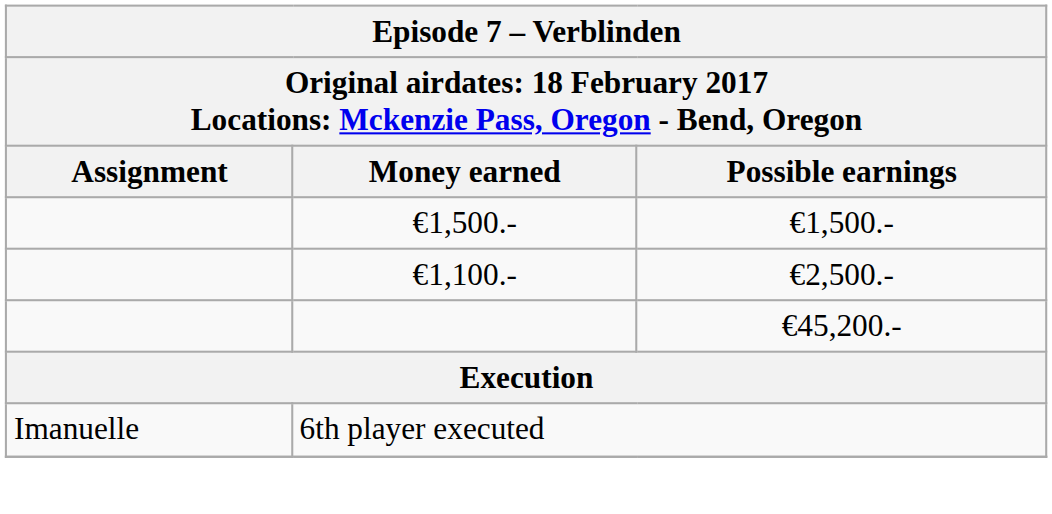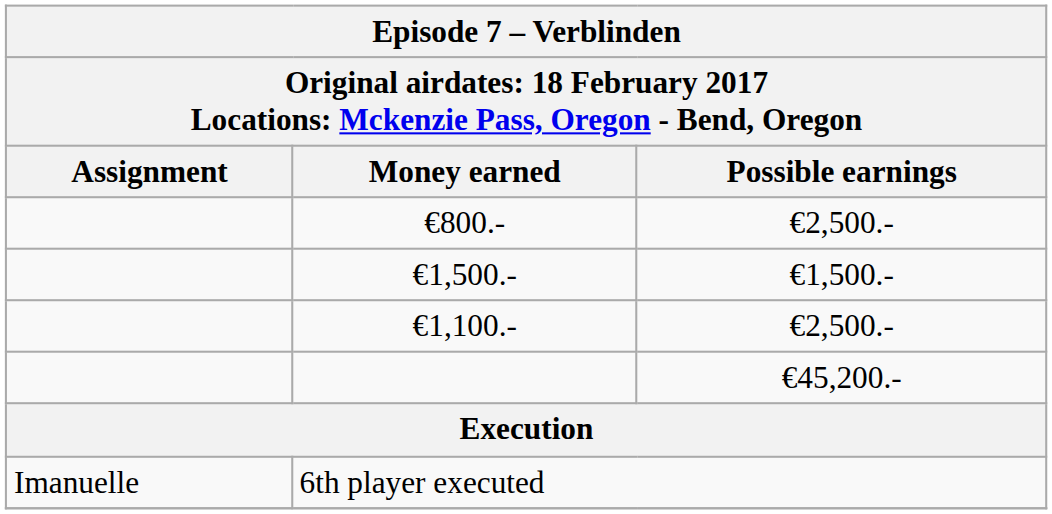+ row: (465, 222)
